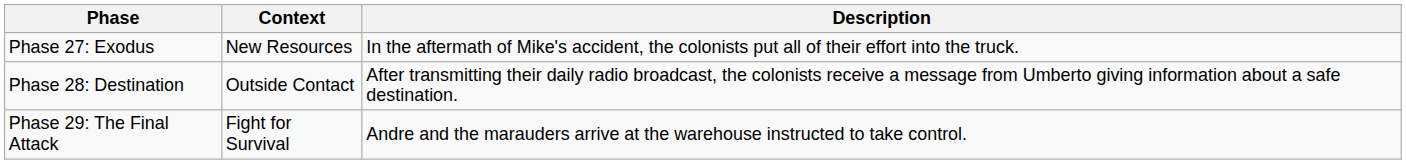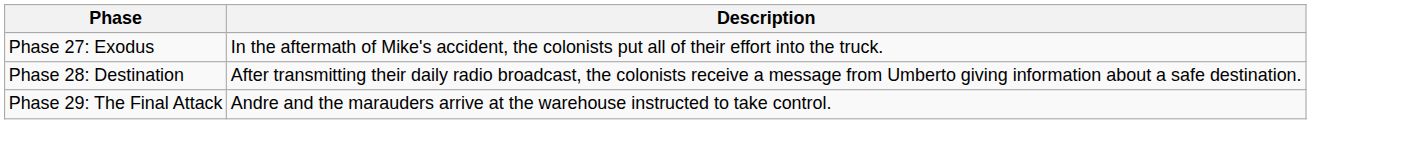- column: (292, 18)
